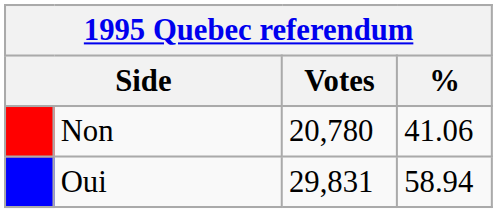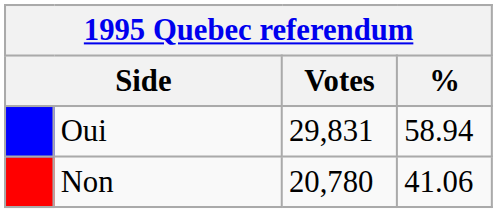rows swapped: (84, 181) <-> (87, 131)
